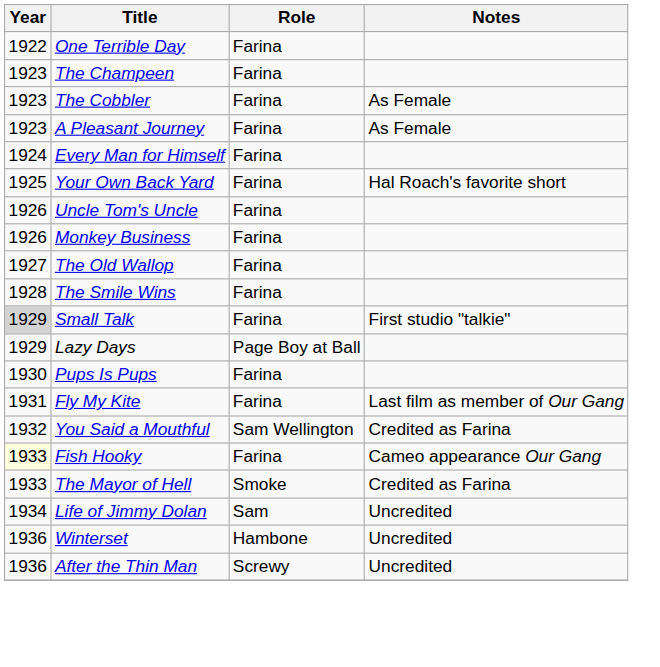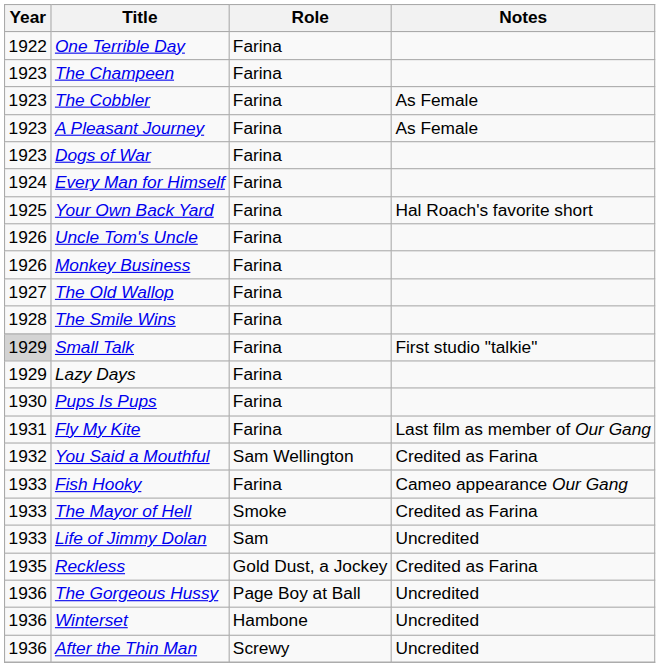+ row: (103, 155)
(297, 347) Page Boy at Ball -> (257, 374) Farina
(28, 456) lightyellow background -> (28, 484) no background
(28, 511) 1934 -> (28, 538) 1933
+ row: (90, 566)
+ row: (137, 593)
